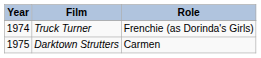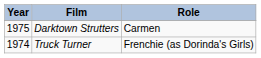rows swapped: (63, 28) <-> (77, 45)
